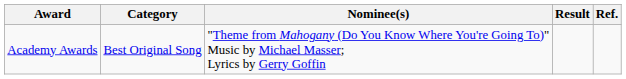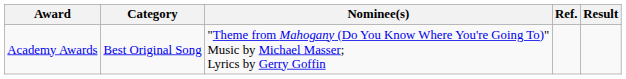columns swapped: (572, 14) <-> (607, 14)
